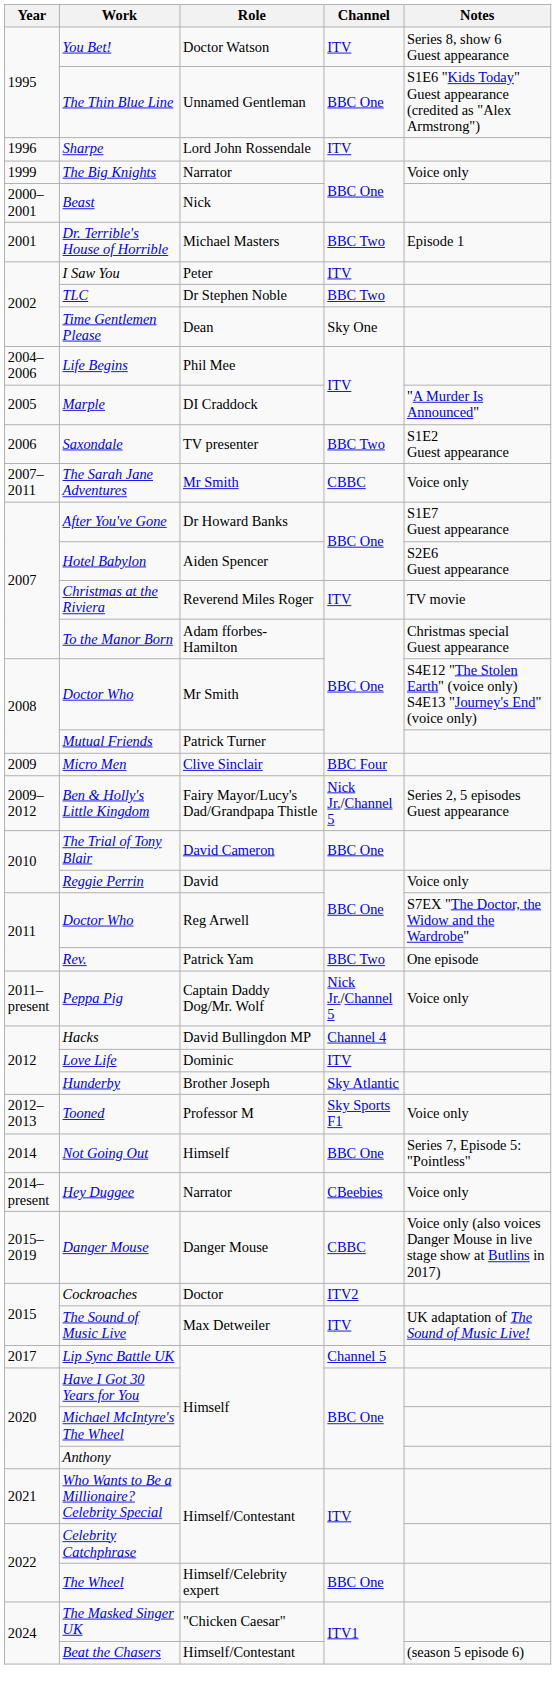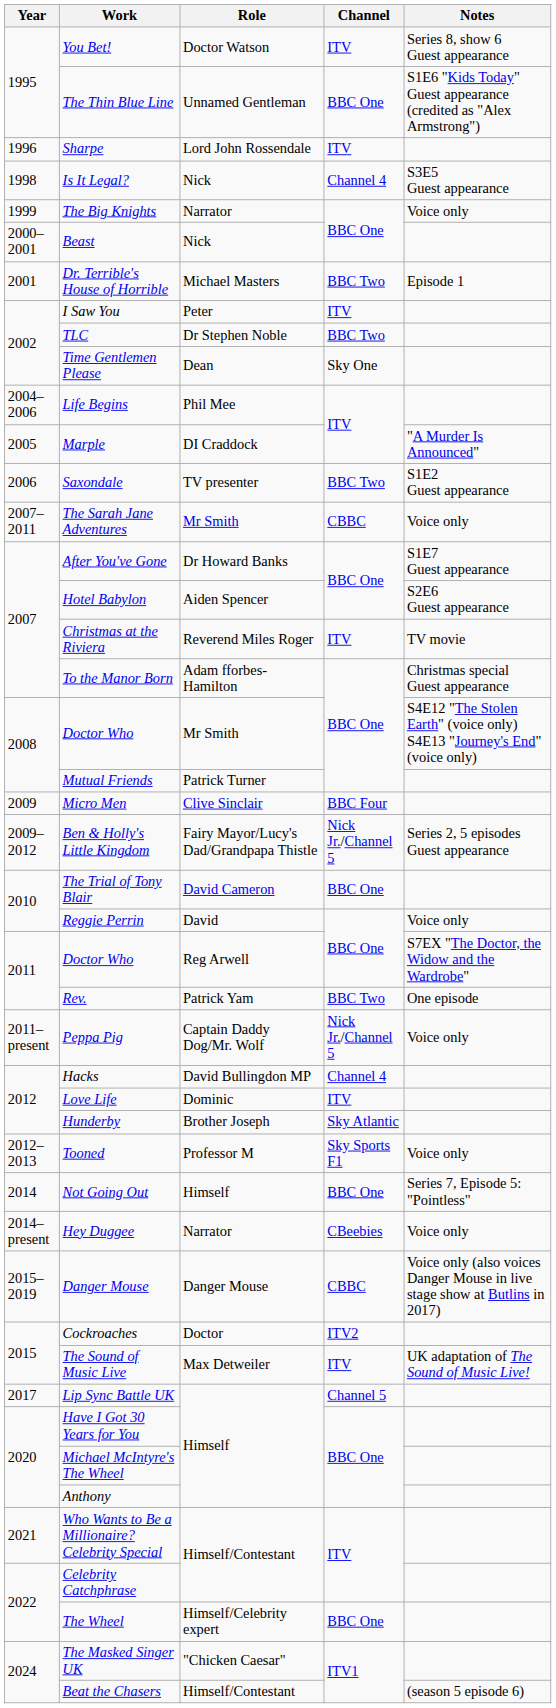+ row: (96, 180)
